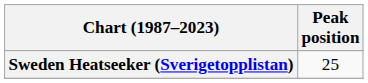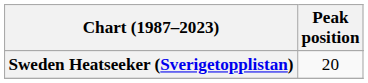(330, 64) 25 -> (330, 64) 20
